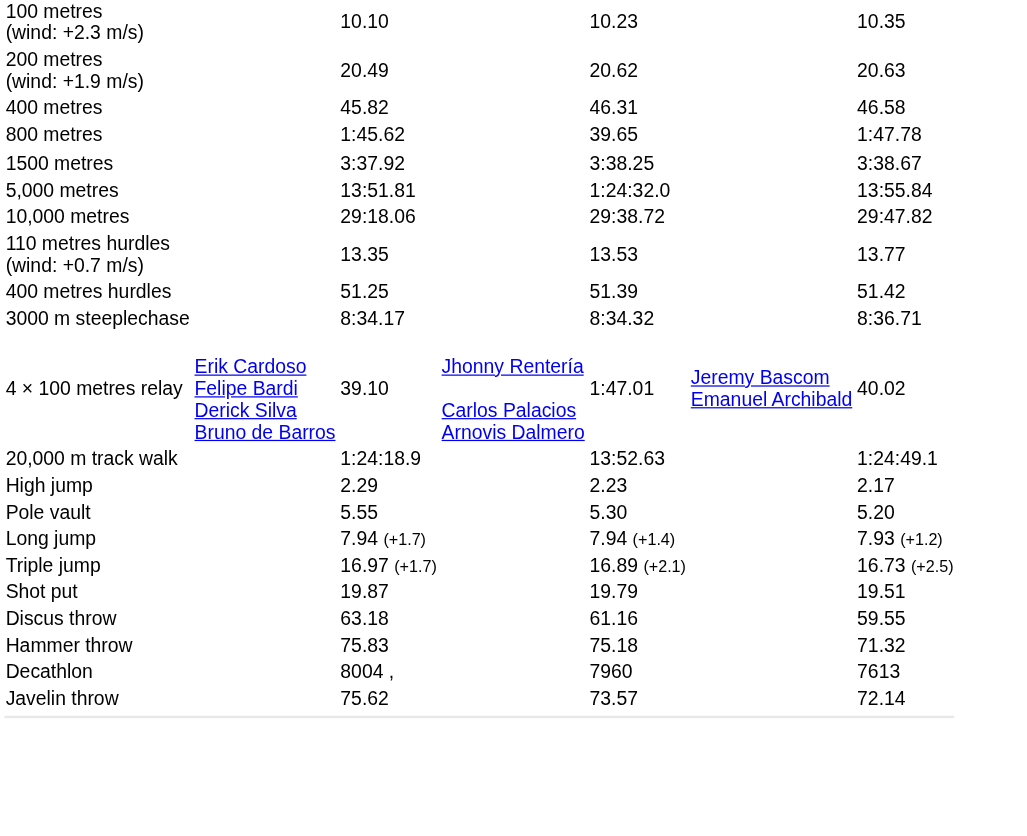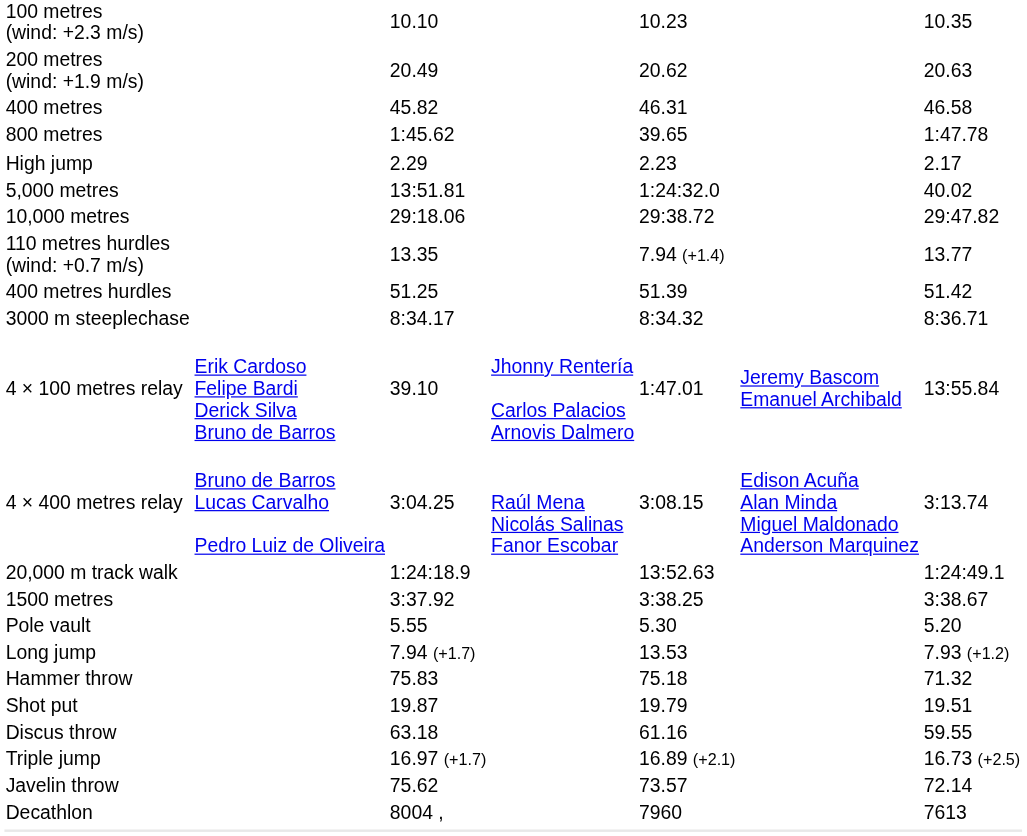rows swapped: (59, 163) <-> (49, 485)
(895, 190) 13:55.84 -> (948, 190) 40.02
(614, 254) 13.53 -> (682, 254) 7.94 (+1.4)
(881, 388) 40.02 -> (961, 388) 13:55.84
+ row: (94, 502)
(632, 538) 7.94 (+1.4) -> (663, 652) 13.53
rows swapped: (53, 565) <-> (69, 645)
rows swapped: (62, 698) <-> (49, 672)
